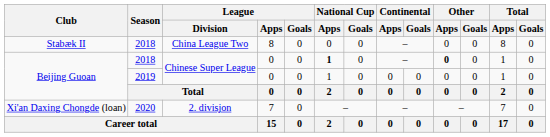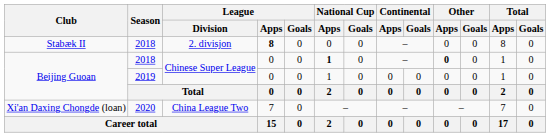(210, 44) China League Two -> (210, 44) 2. divisjon
(271, 44) normal -> (271, 44) bold
(210, 108) 2. divisjon -> (210, 108) China League Two
